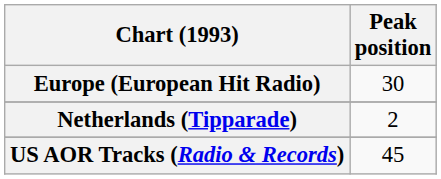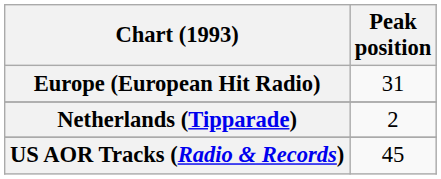(393, 83) 30 -> (393, 83) 31
